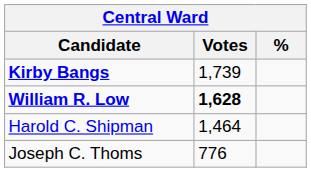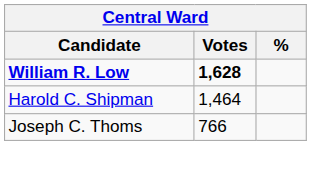- row: (59, 72)
(213, 153) 776 -> (213, 126) 766
